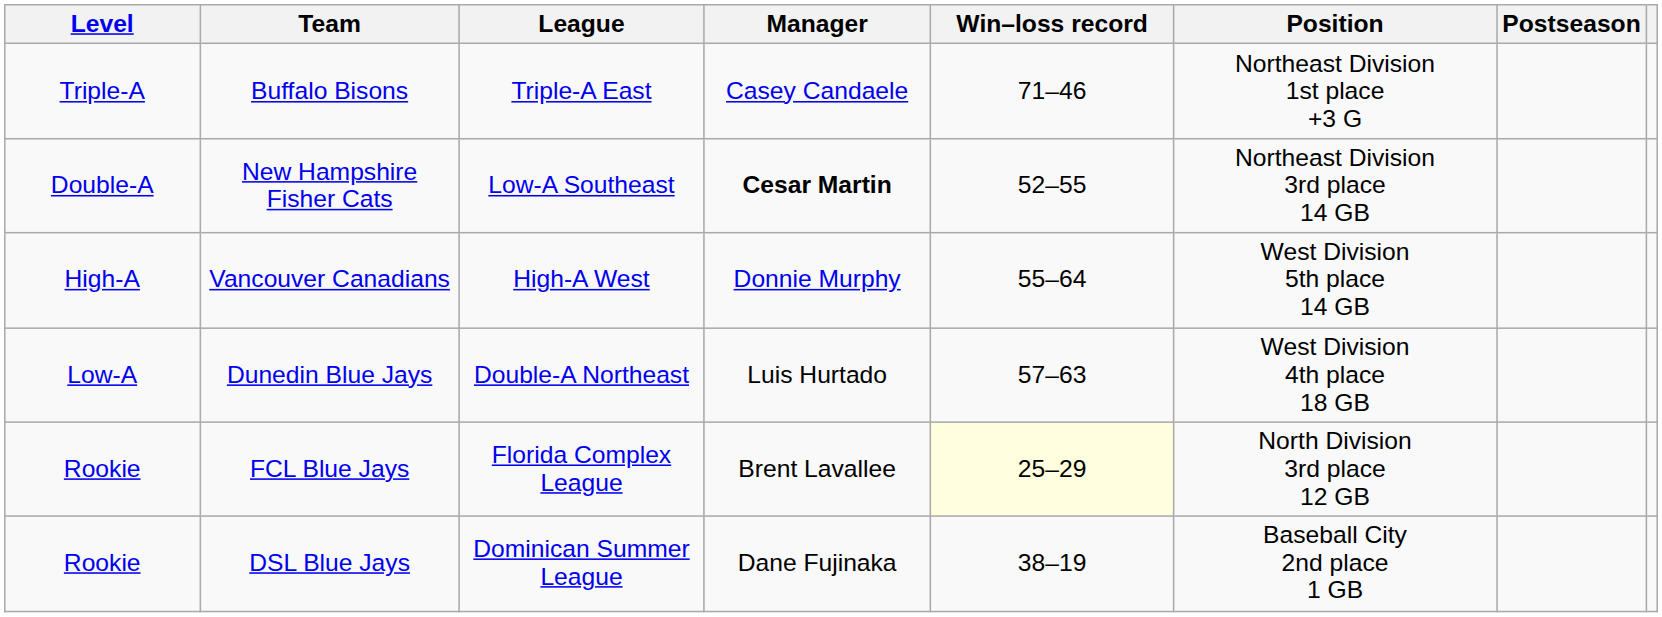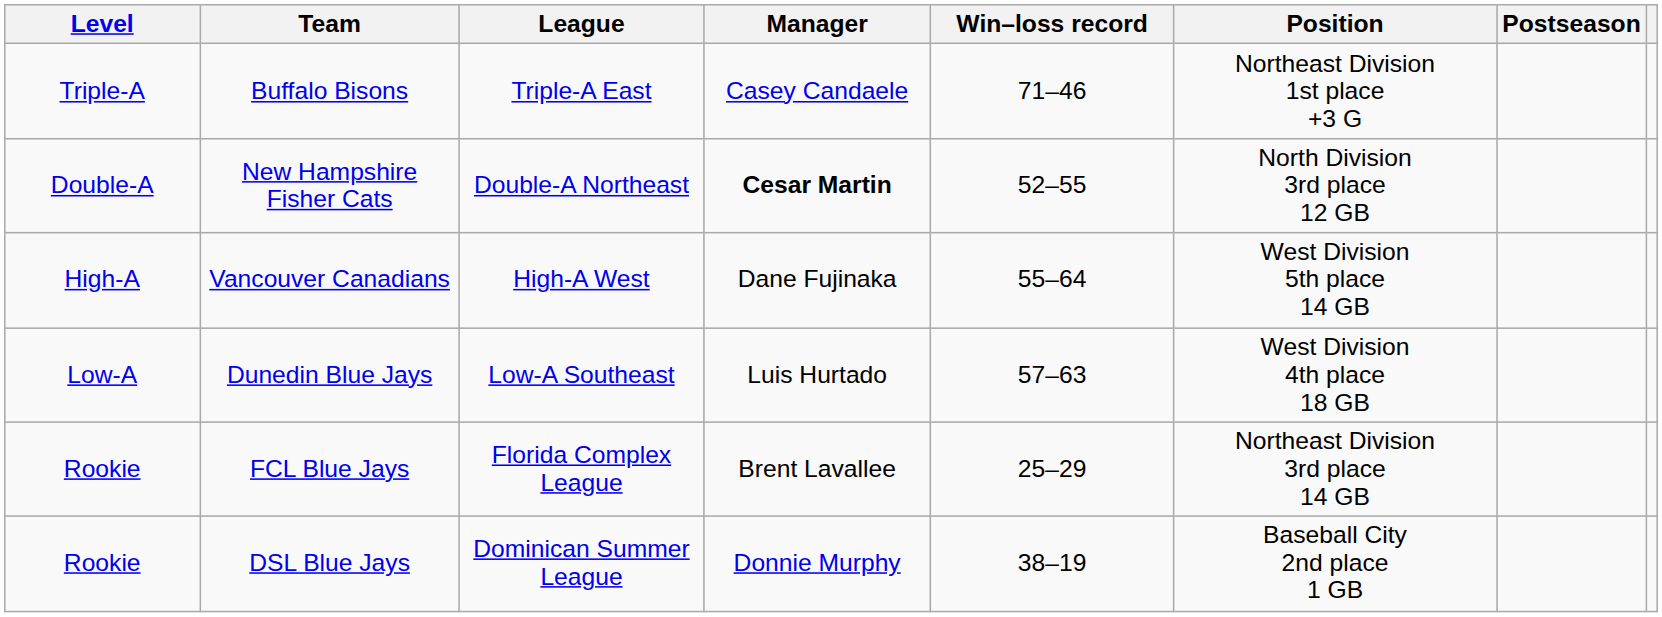(581, 185) Low-A Southeast -> (581, 185) Double-A Northeast
(1335, 185) Northeast Division 3rd place 14 GB -> (1335, 185) North Division 3rd place 12 GB
(817, 279) Donnie Murphy -> (817, 279) Dane Fujinaka
(581, 374) Double-A Northeast -> (581, 374) Low-A Southeast
(1052, 468) lightyellow background -> (1052, 468) no background
(1335, 468) North Division 3rd place 12 GB -> (1335, 468) Northeast Division 3rd place 14 GB
(817, 563) Dane Fujinaka -> (817, 563) Donnie Murphy
